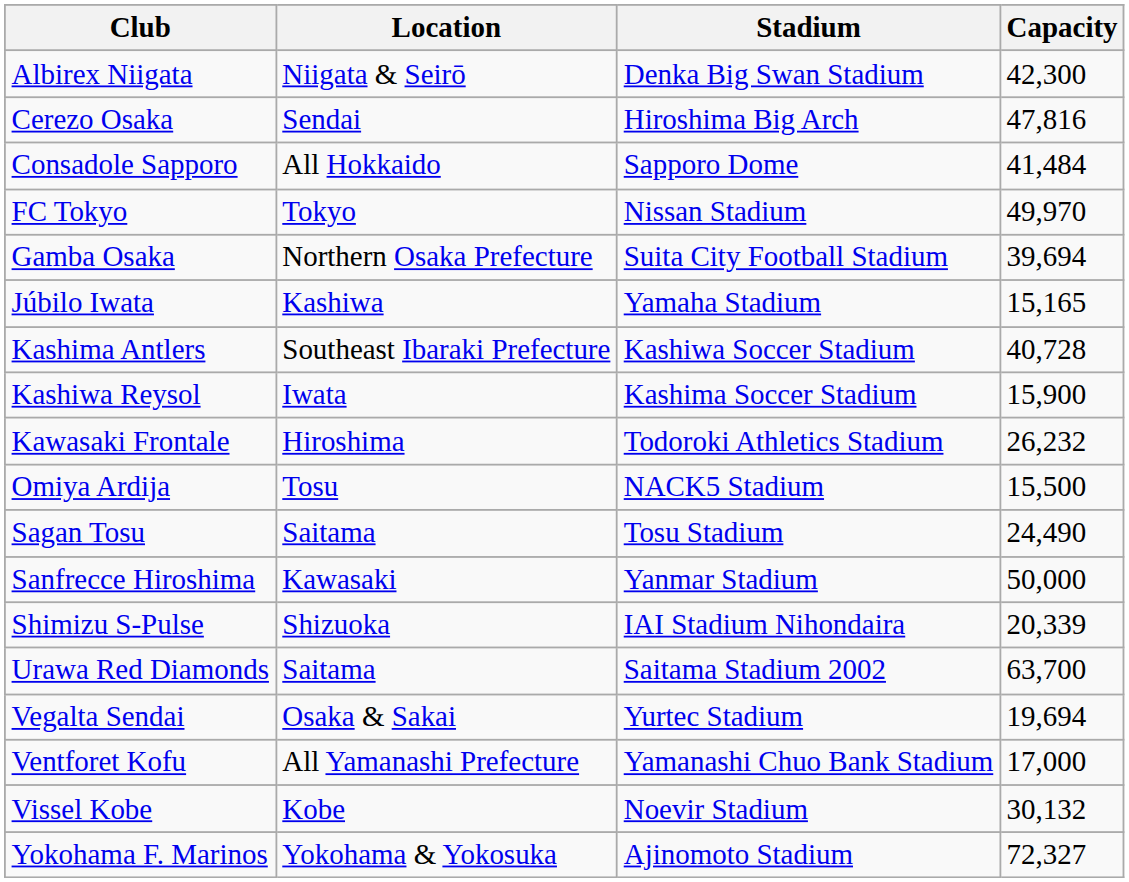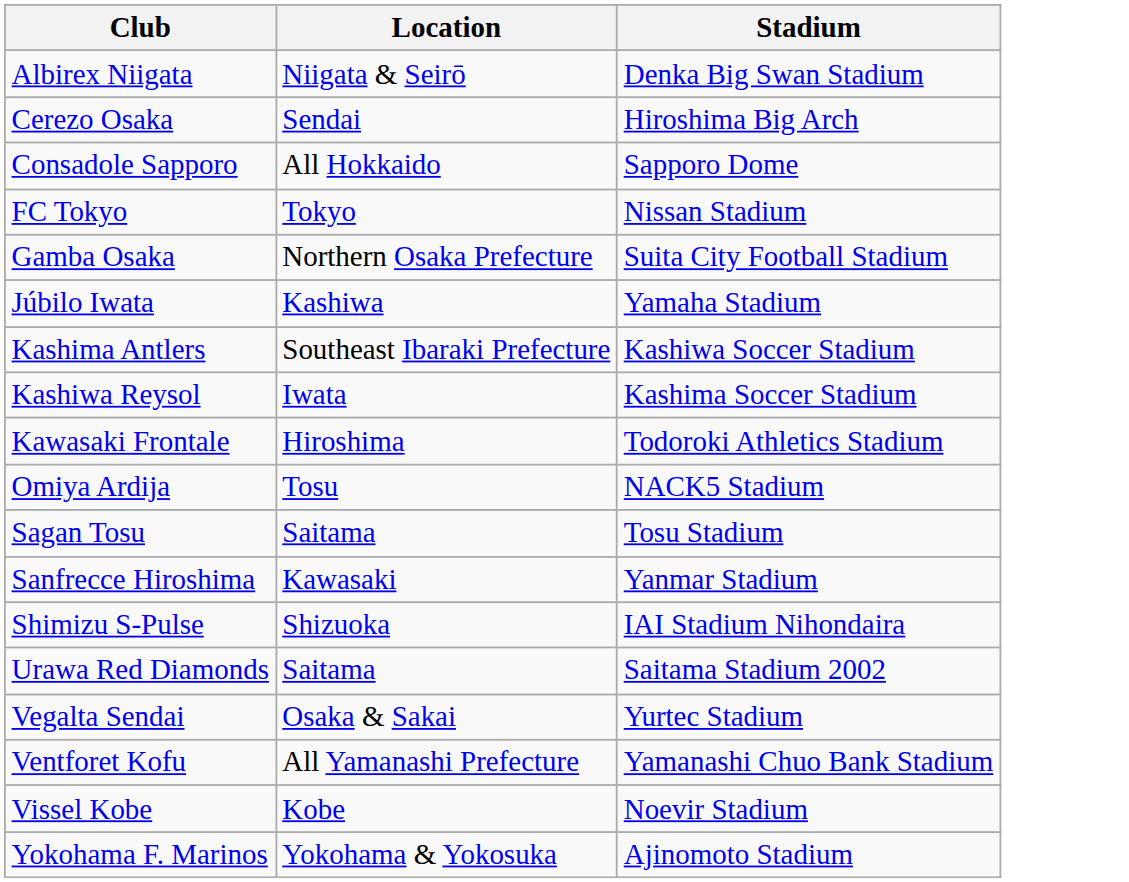- column: (1062, 27)
